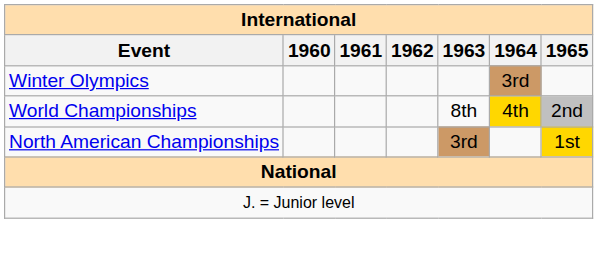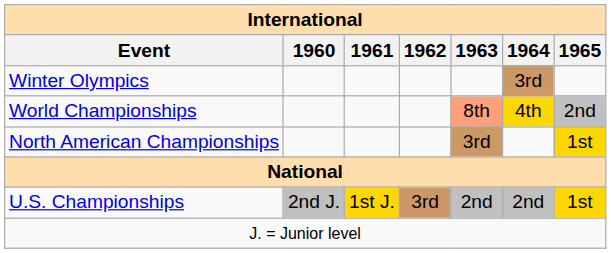(464, 111) no background -> (477, 111) lightsalmon background
+ row: (97, 202)
